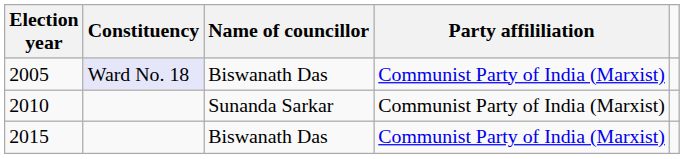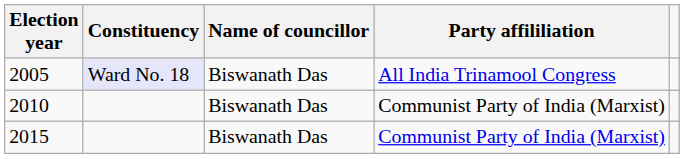(522, 74) Communist Party of India (Marxist) -> (497, 74) All India Trinamool Congress
(271, 105) Sunanda Sarkar -> (268, 105) Biswanath Das
